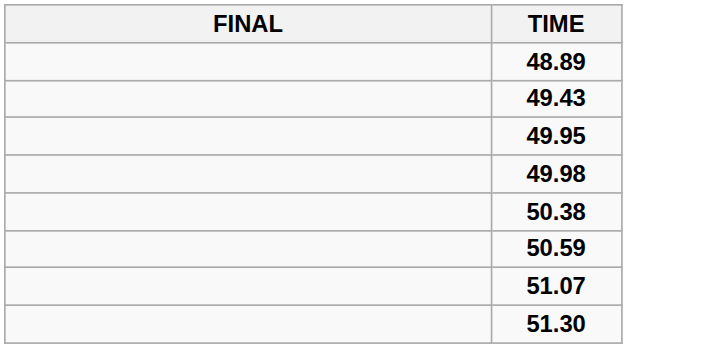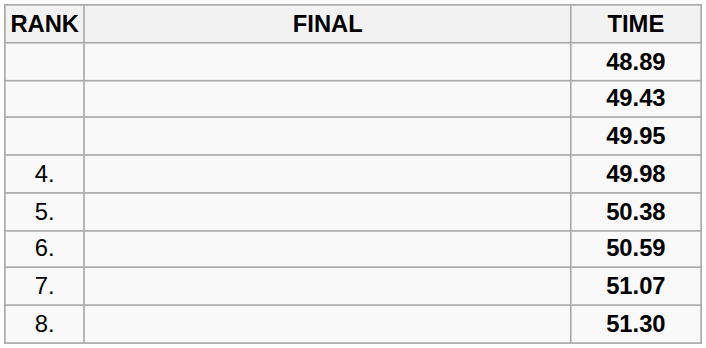+ column: (45, 24)
